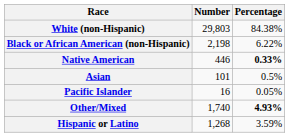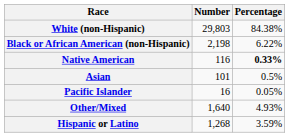(223, 60) 446 -> (223, 60) 116
(219, 108) 1,740 -> (219, 108) 1,640
(268, 108) bold -> (269, 108) normal
